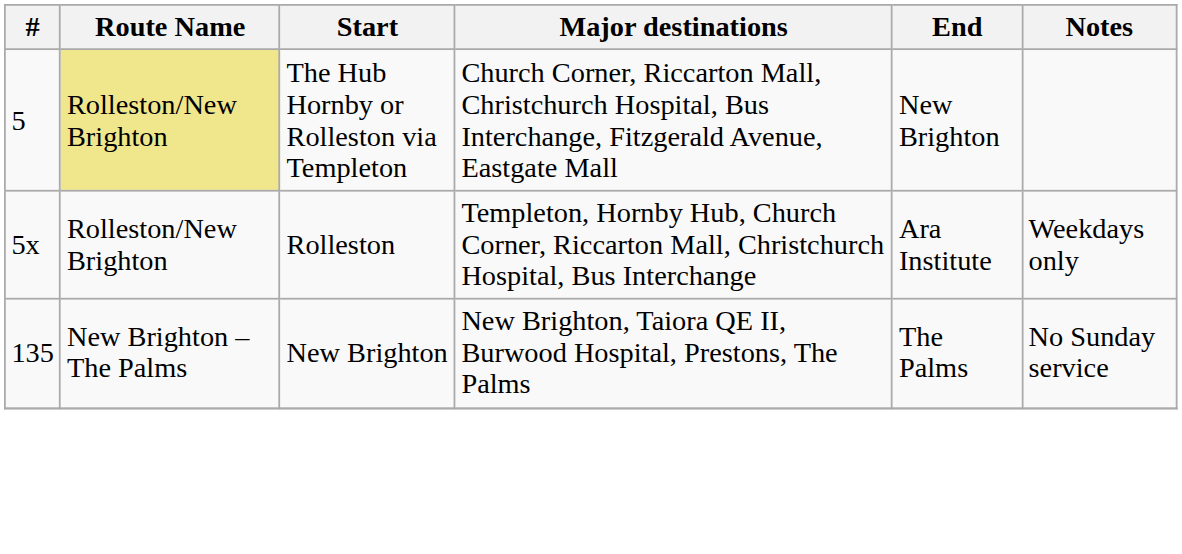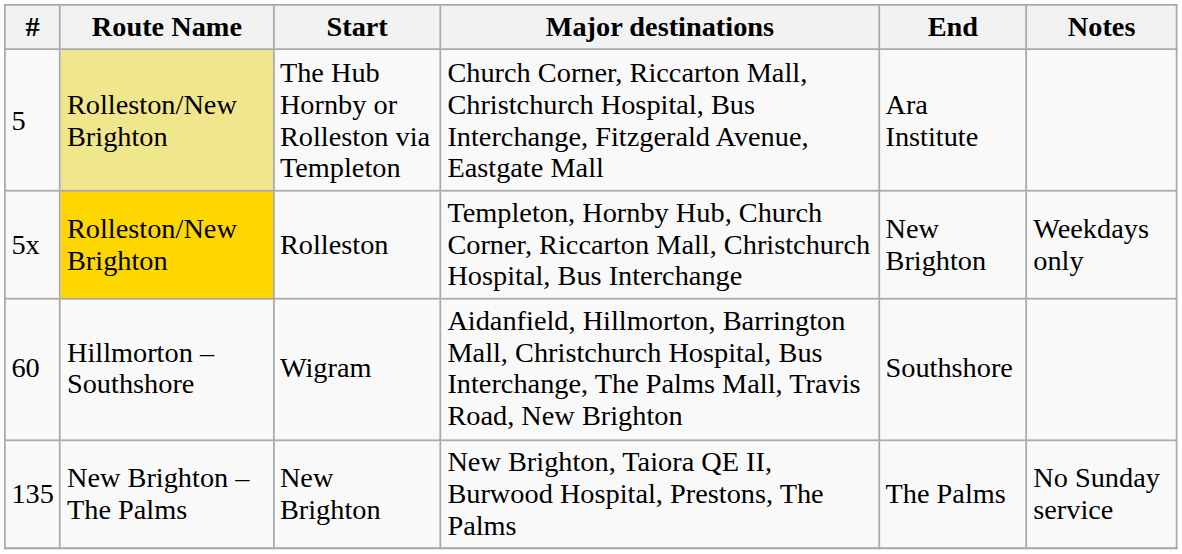(949, 119) New Brighton -> (932, 119) Ara Institute
(152, 244) no background -> (152, 244) gold background
(945, 244) Ara Institute -> (936, 244) New Brighton
+ row: (326, 368)
